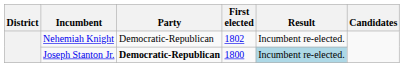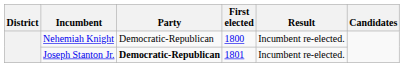(234, 39) 1802 -> (234, 39) 1800
(234, 54) 1800 -> (234, 54) 1801
(301, 54) lightblue background -> (301, 54) no background
